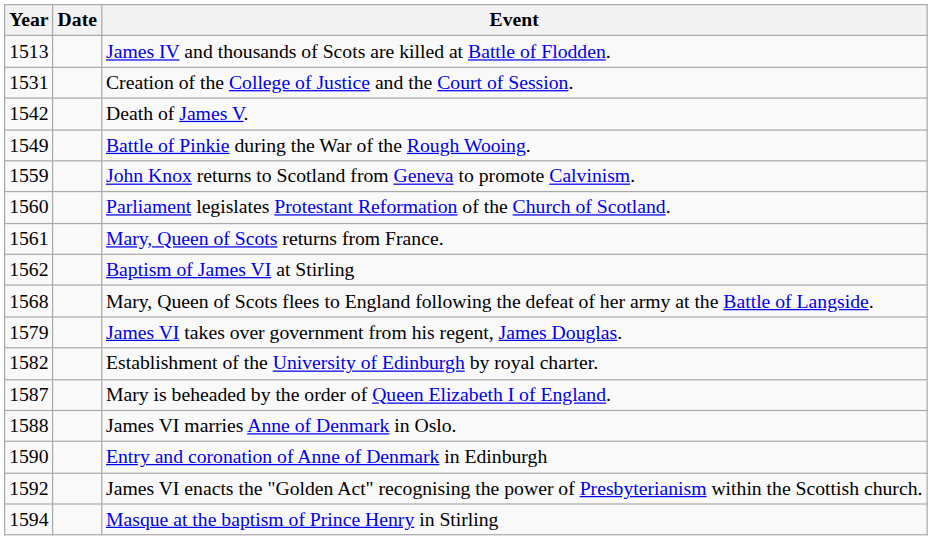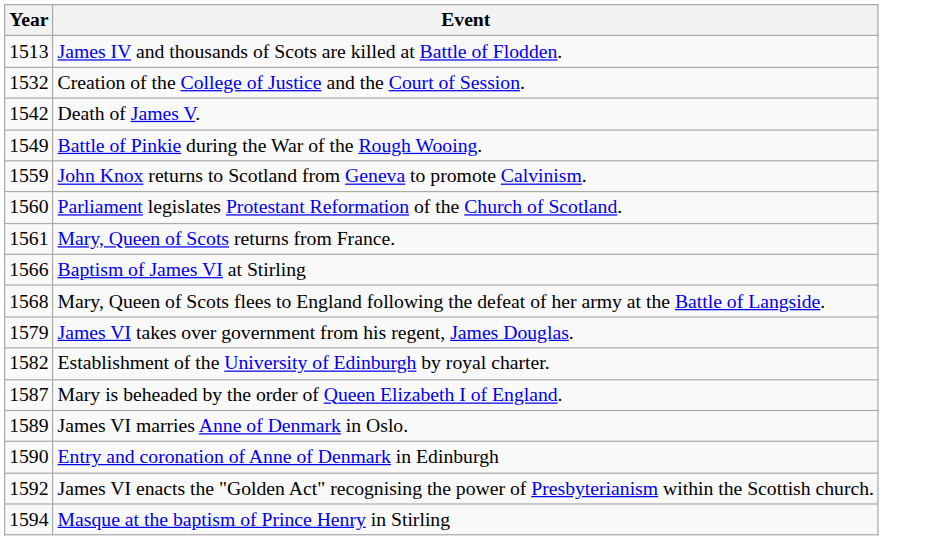- column: (77, 20)
(29, 82) 1531 -> (29, 82) 1532
(29, 269) 1562 -> (29, 269) 1566
(29, 425) 1588 -> (29, 425) 1589
